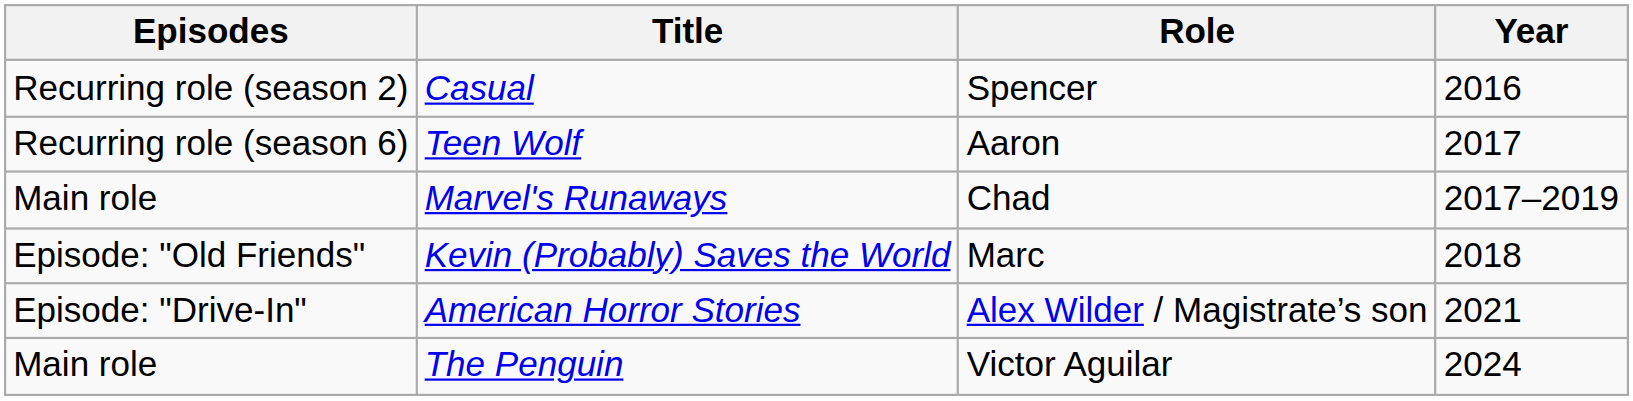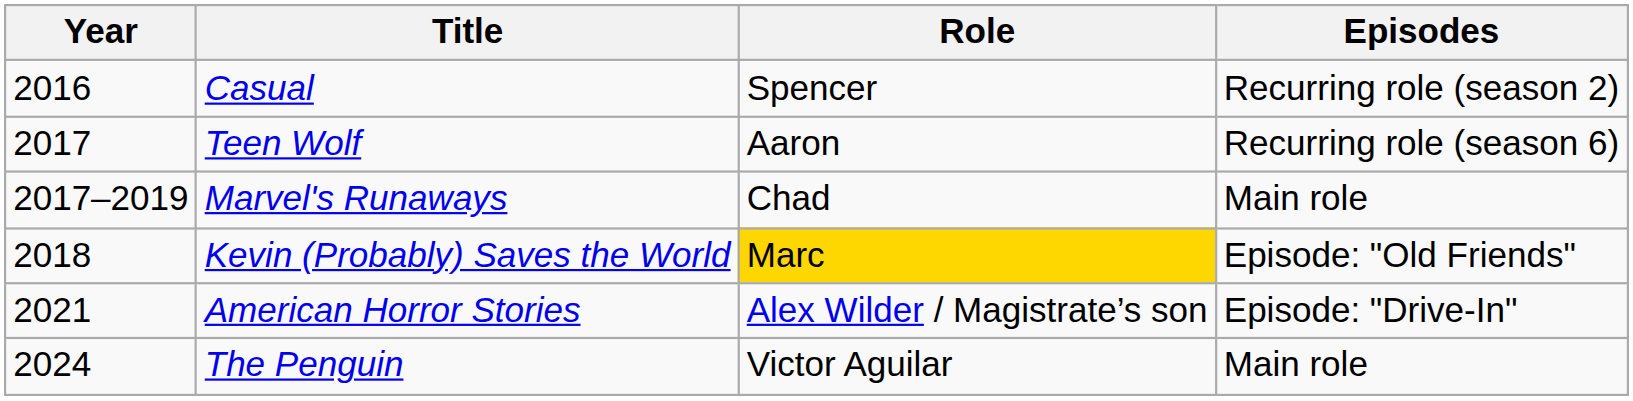columns swapped: (1531, 32) <-> (211, 32)
(1006, 254) no background -> (786, 254) gold background
